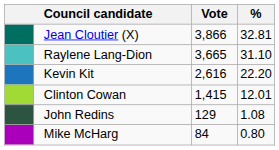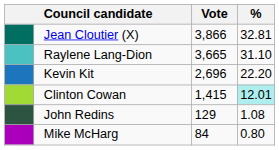(211, 74) 2,616 -> (211, 74) 2,696
(256, 94) no background -> (256, 94) paleturquoise background
